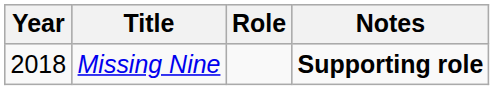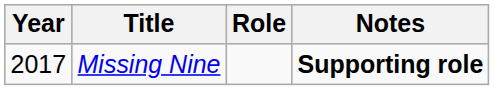(38, 63) 2018 -> (38, 63) 2017
